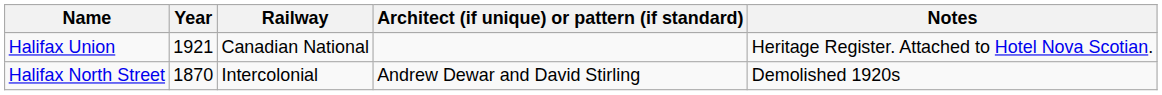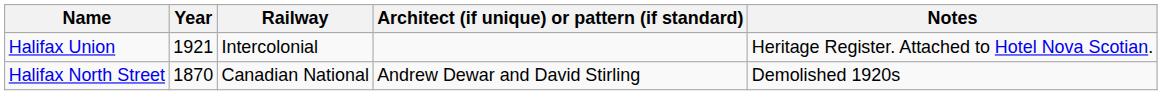(295, 47) Canadian National -> (270, 47) Intercolonial
(270, 75) Intercolonial -> (295, 75) Canadian National
